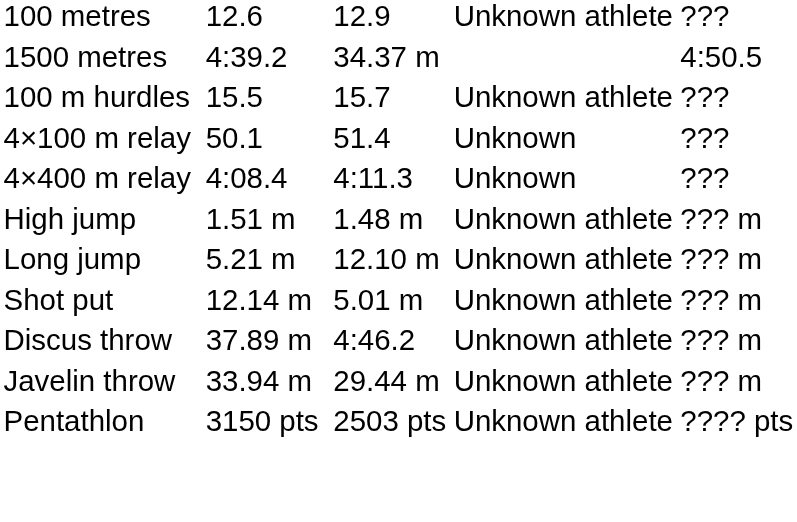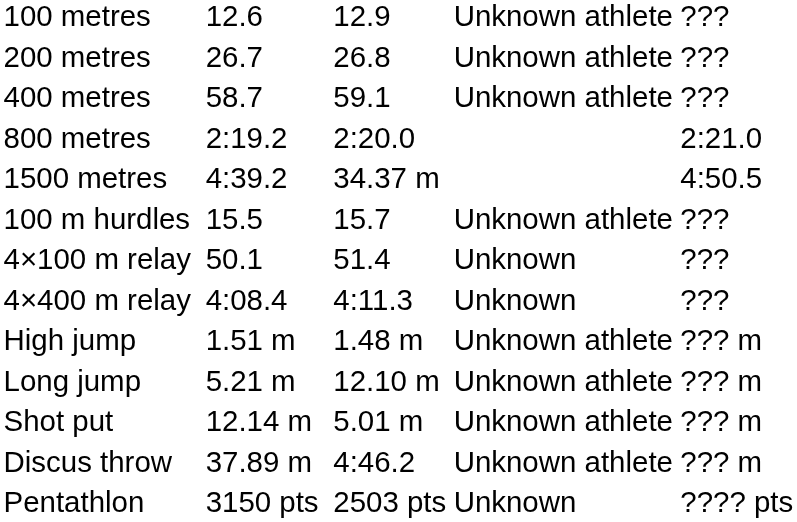+ row: (77, 57)
+ row: (77, 97)
+ row: (77, 138)
- row: (89, 380)
(563, 421) Unknown athlete -> (515, 502) Unknown
